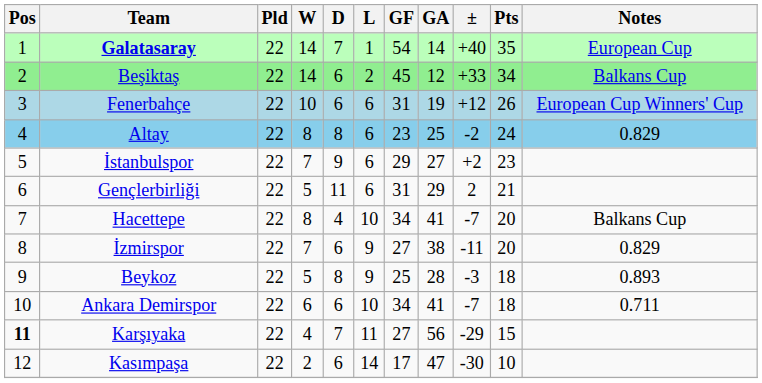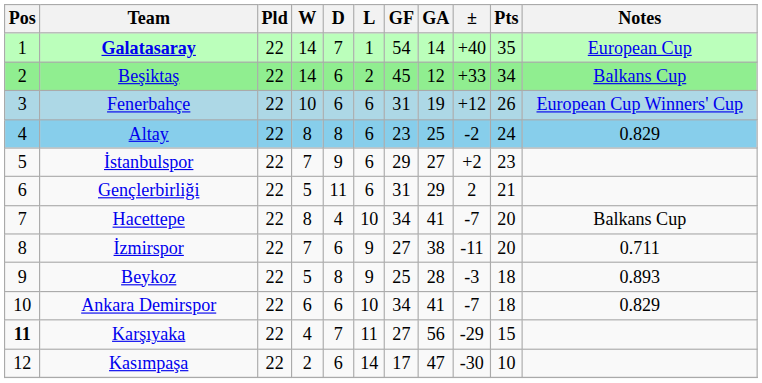(640, 248) 0.829 -> (640, 248) 0.711
(640, 305) 0.711 -> (640, 305) 0.829
